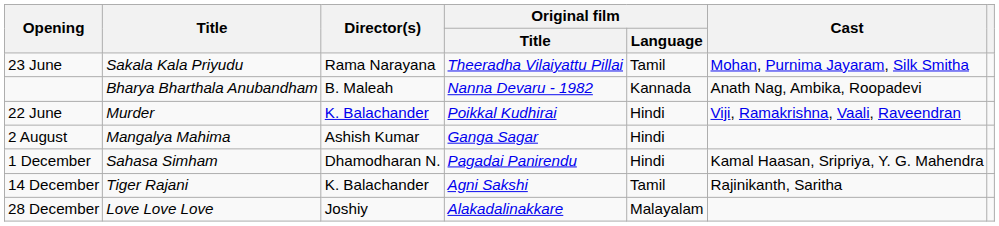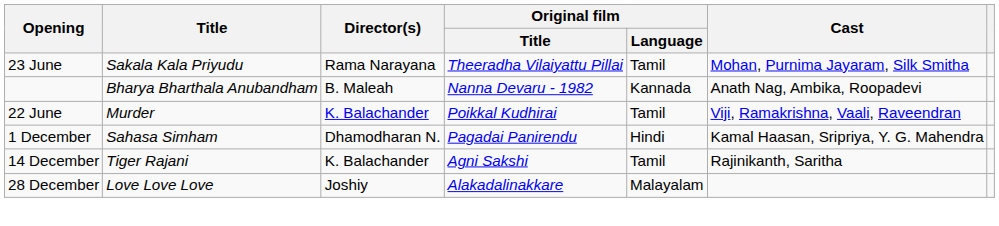(647, 112) Hindi -> (648, 112) Tamil
- row: (38, 137)
